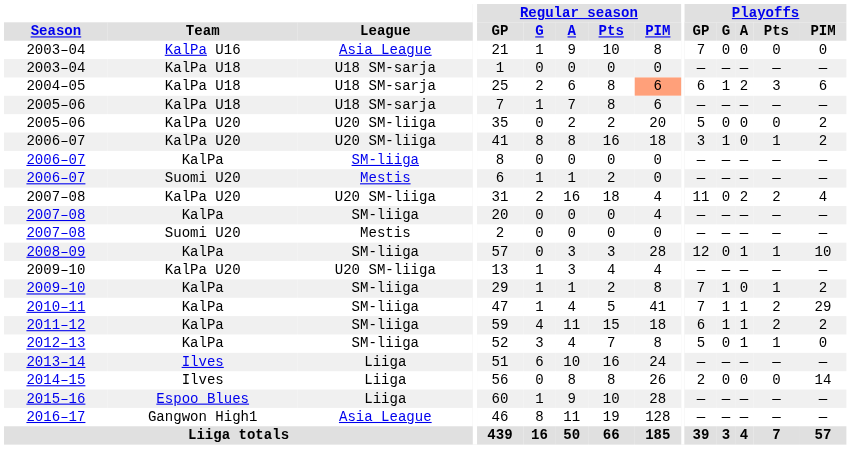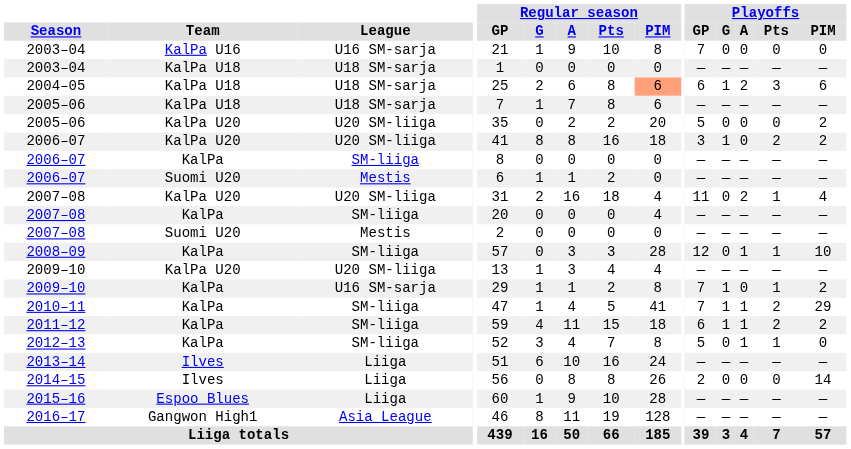(385, 50) Asia League -> (385, 50) U16 SM-sarja
(776, 142) 1 -> (776, 142) 2
(776, 197) 2 -> (776, 197) 1
(385, 289) SM-liiga -> (385, 289) U16 SM-sarja
